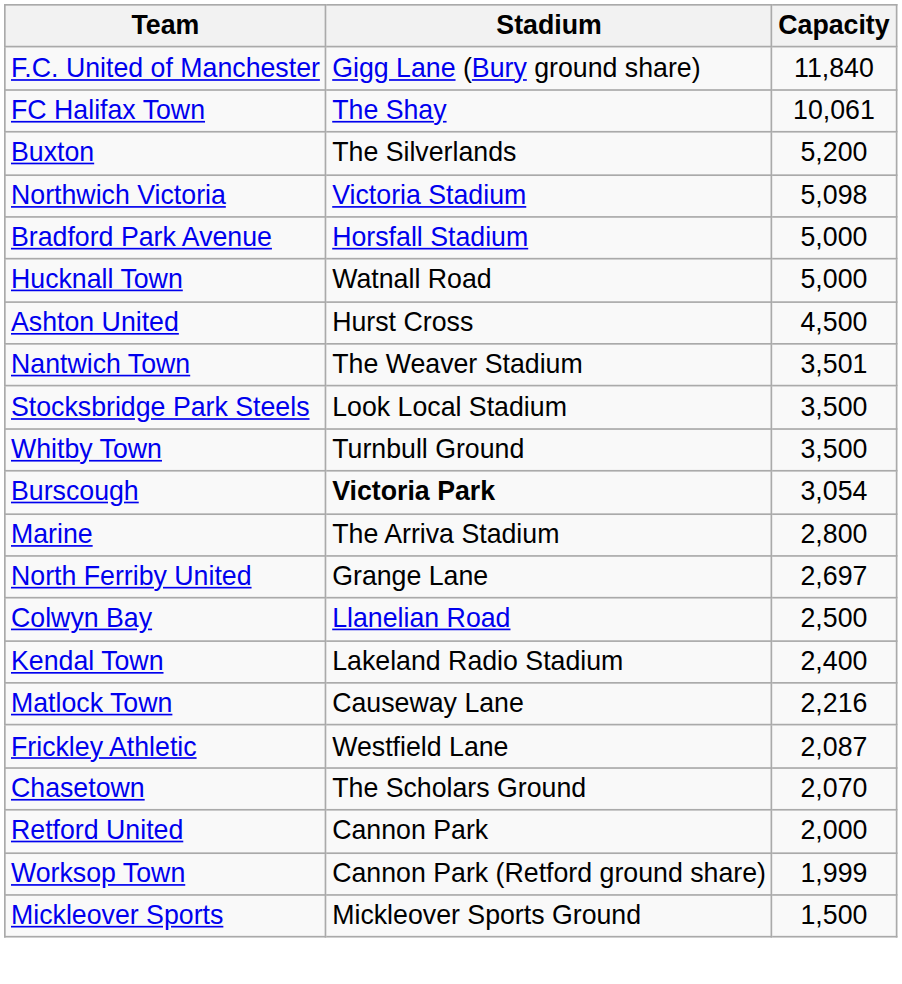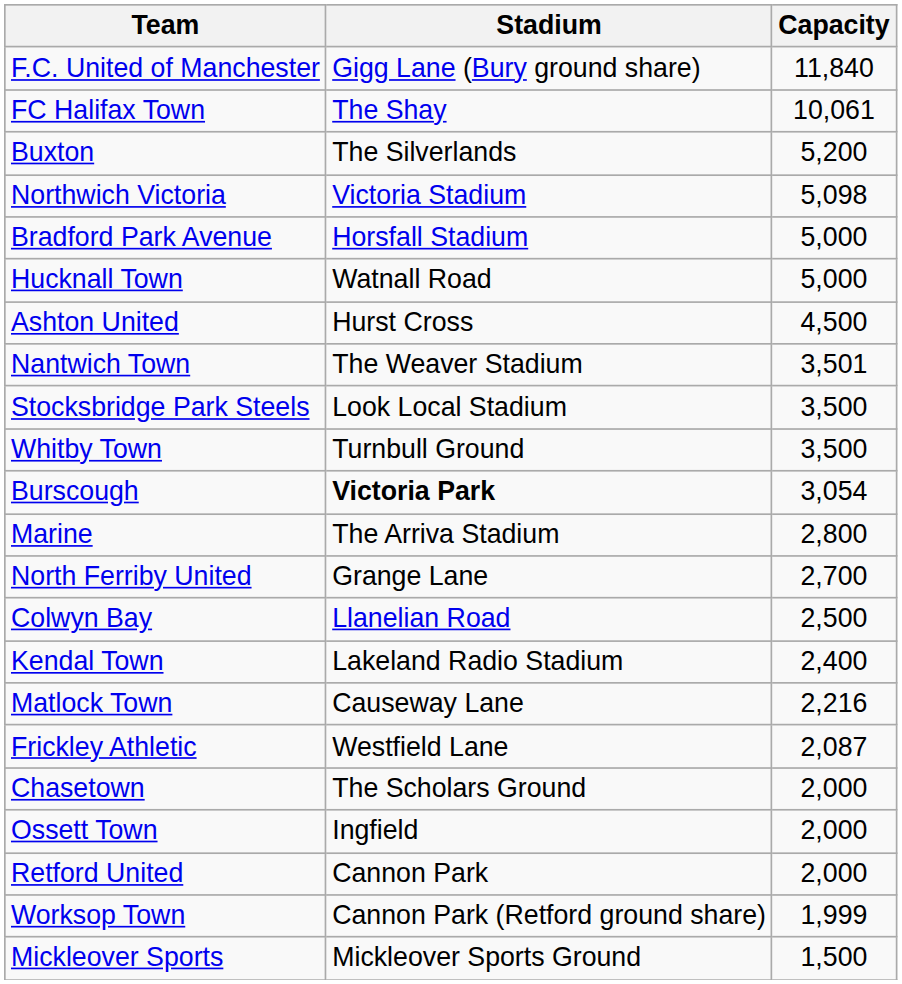(834, 576) 2,697 -> (834, 576) 2,700
(834, 788) 2,070 -> (834, 788) 2,000
+ row: (84, 830)
